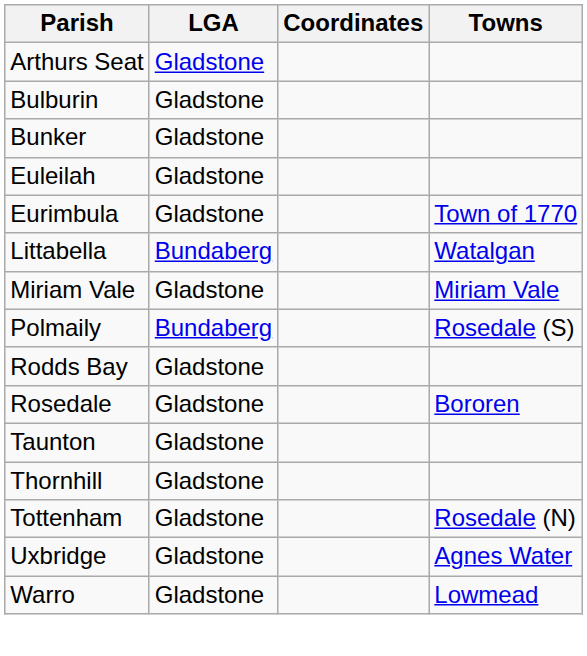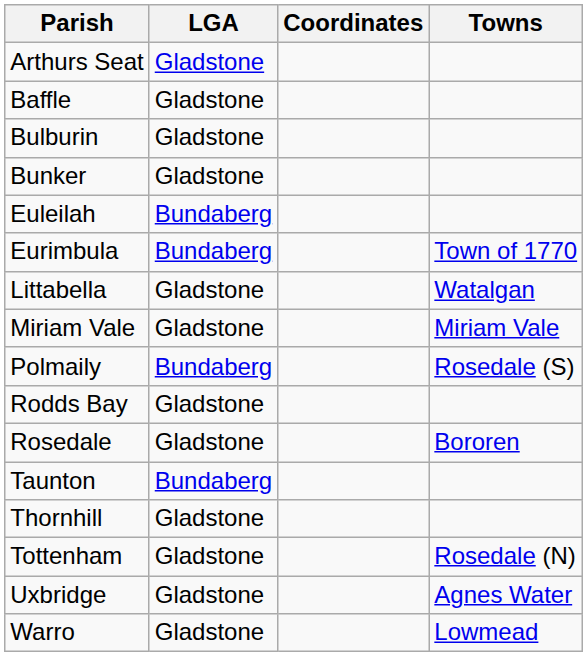+ row: (41, 99)
(209, 175) Gladstone -> (213, 213) Bundaberg
(209, 213) Gladstone -> (213, 251) Bundaberg
(213, 251) Bundaberg -> (209, 289) Gladstone
(209, 442) Gladstone -> (213, 480) Bundaberg
